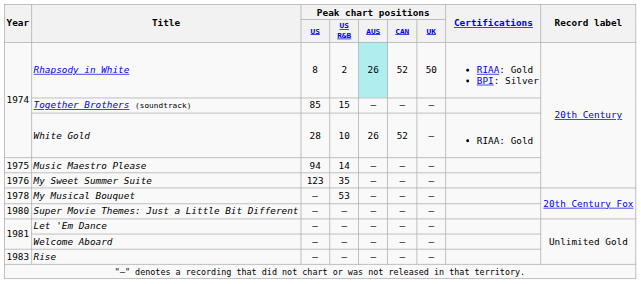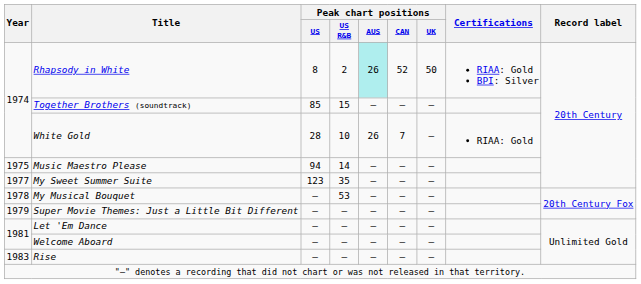(402, 135) 52 -> (402, 135) 7
(18, 181) 1976 -> (18, 181) 1977
(18, 211) 1980 -> (18, 211) 1979
